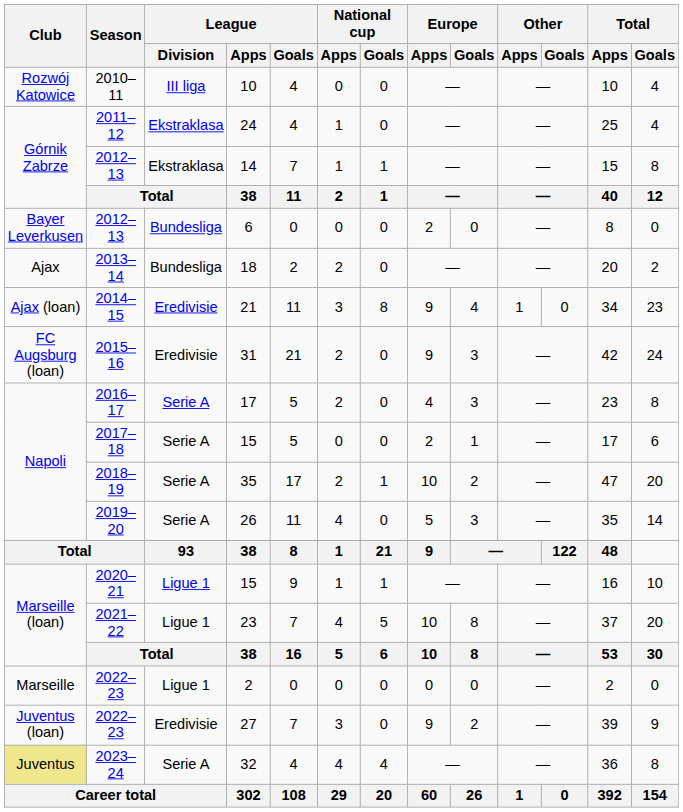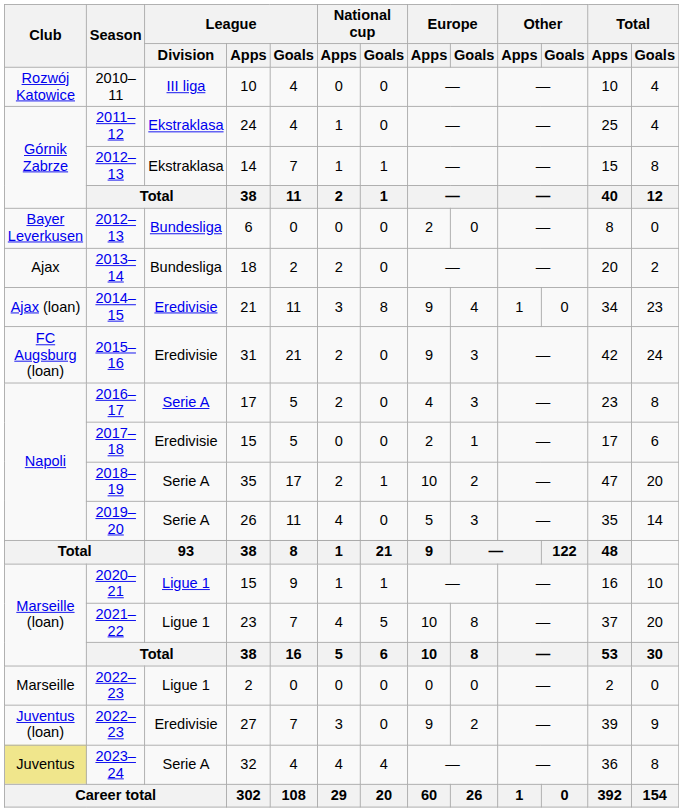(186, 442) Serie A -> (186, 442) Eredivisie
